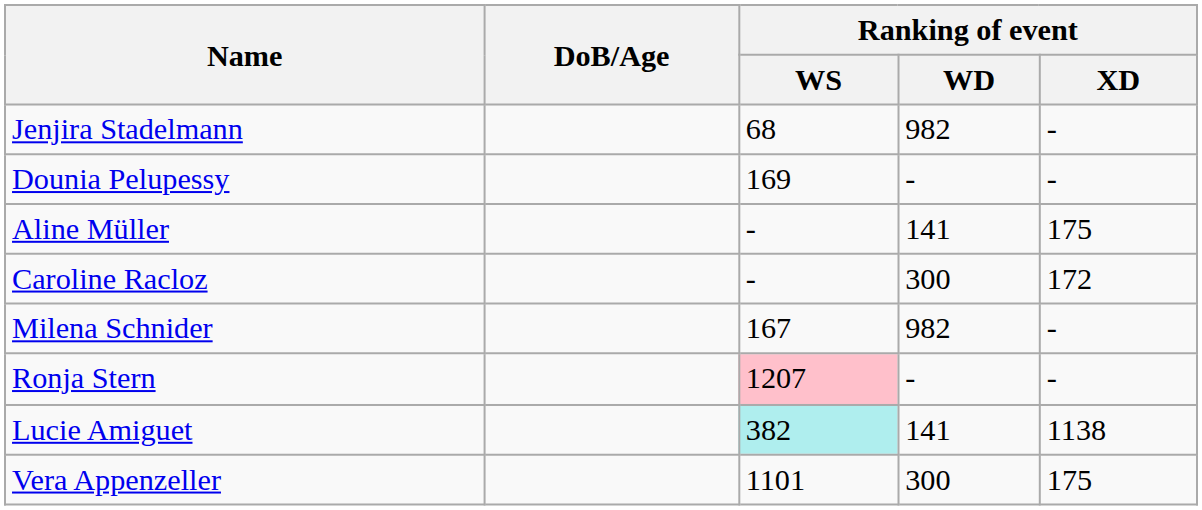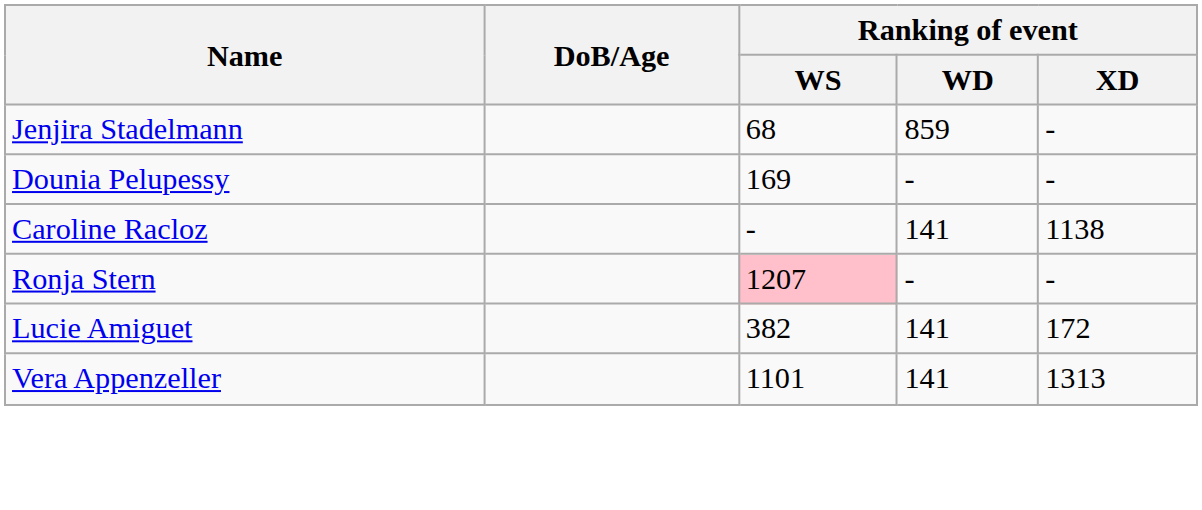(928, 129) 982 -> (927, 129) 859
- row: (91, 229)
(928, 278) 300 -> (927, 229) 141
(1069, 278) 172 -> (1075, 229) 1138
- row: (112, 328)
(768, 428) paleturquoise background -> (768, 328) no background
(1076, 428) 1138 -> (1068, 328) 172
(928, 478) 300 -> (927, 378) 141
(1069, 478) 175 -> (1075, 378) 1313
